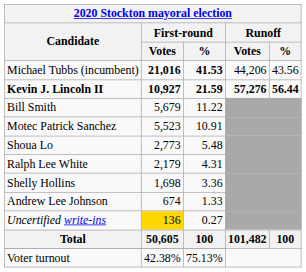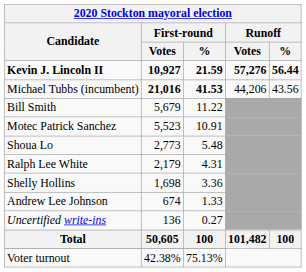rows swapped: (55, 88) <-> (73, 70)
(172, 220) gold background -> (172, 220) no background
